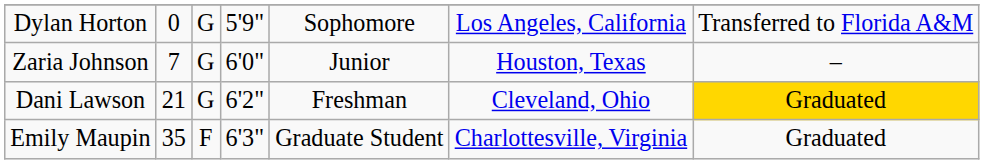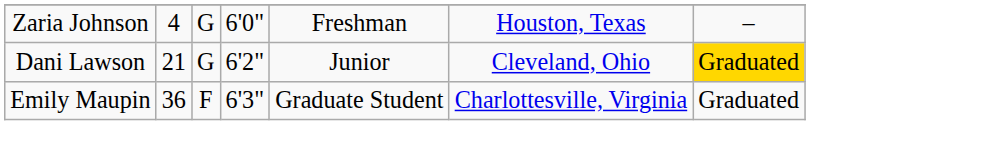- row: (80, 23)
(174, 61) 7 -> (174, 23) 4
(359, 61) Junior -> (359, 23) Freshman
(359, 100) Freshman -> (359, 61) Junior
(174, 138) 35 -> (174, 100) 36
